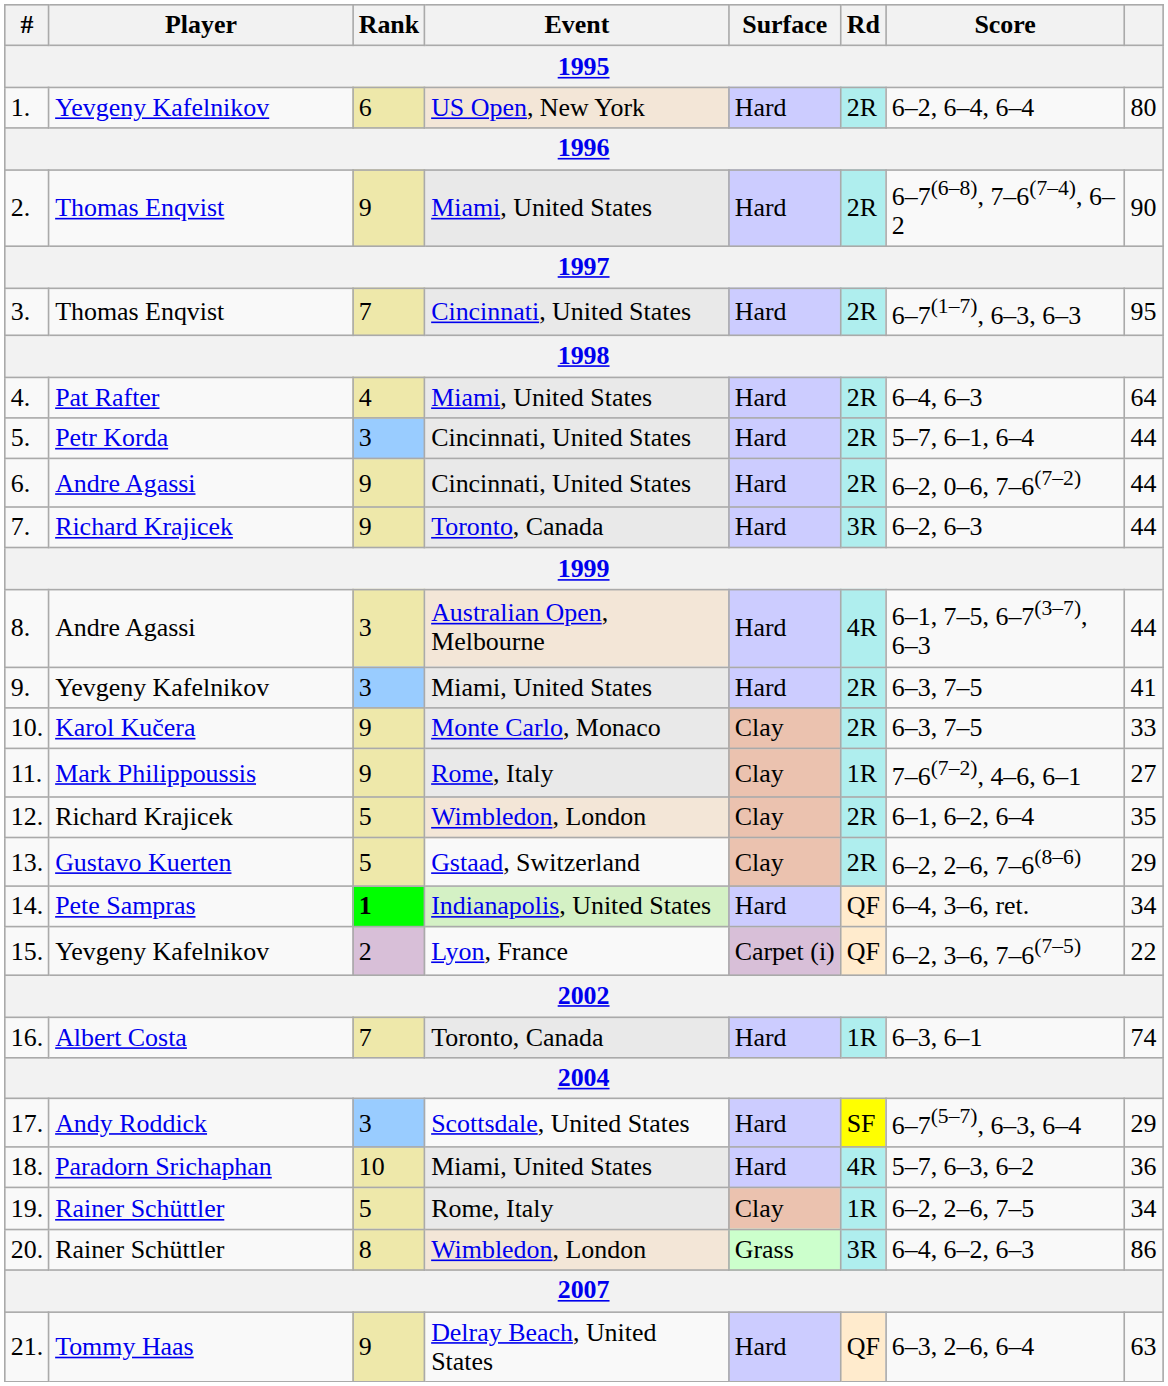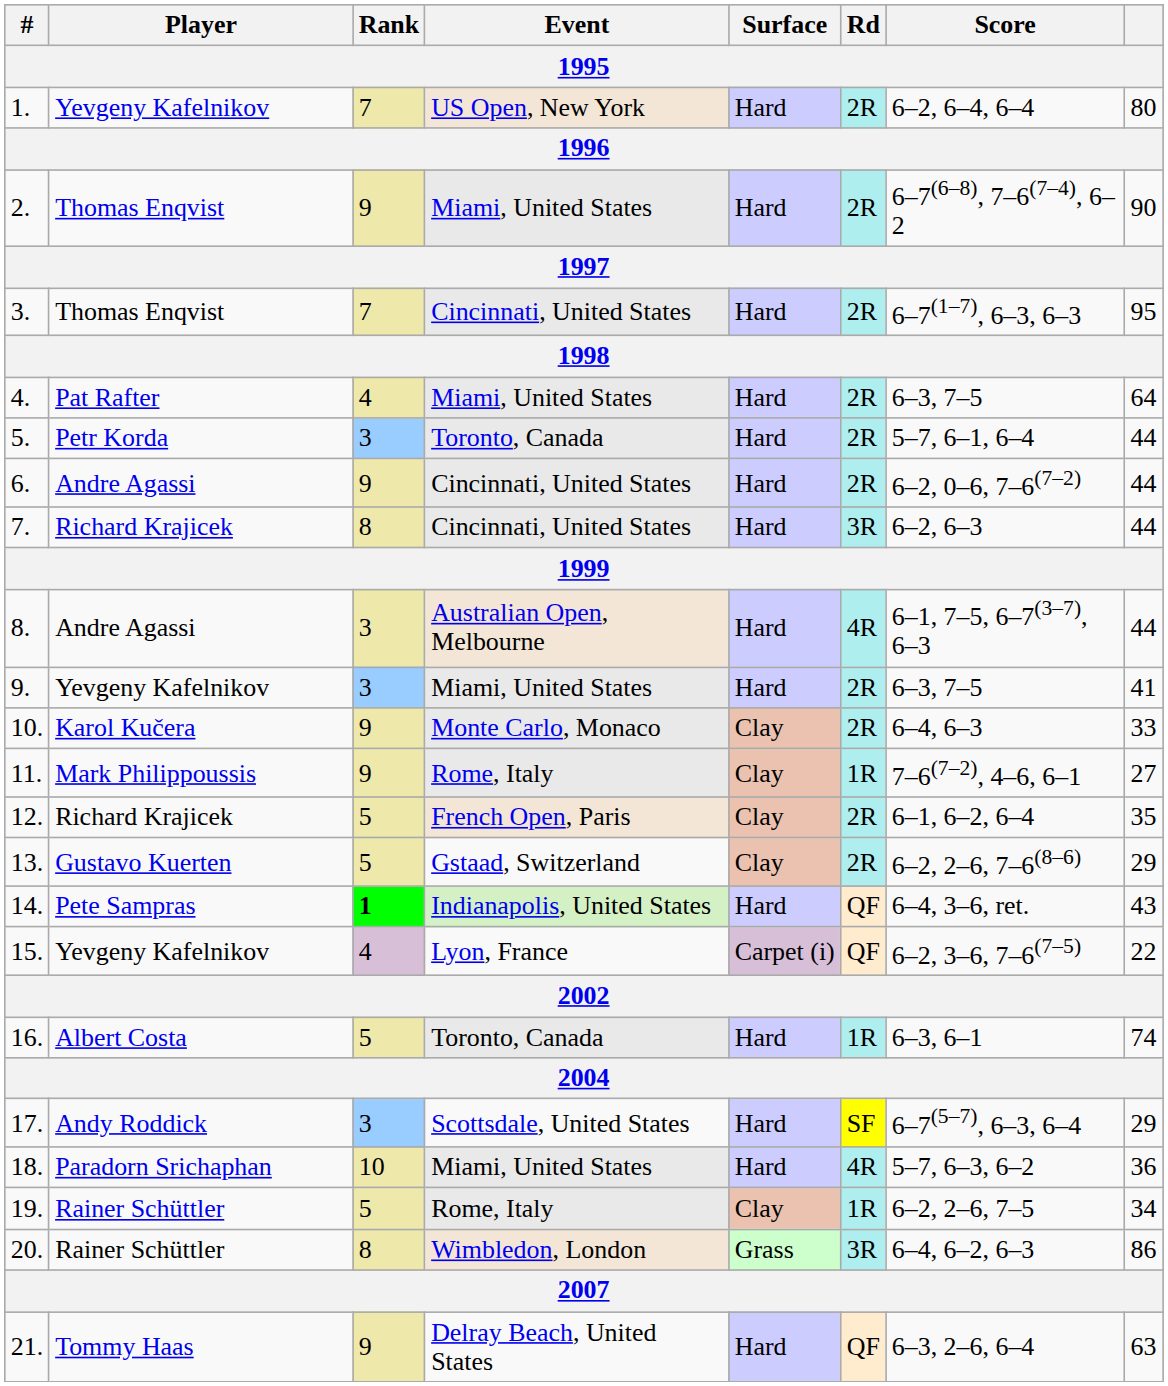(365, 107) 6 -> (365, 107) 7
(937, 397) 6–4, 6–3 -> (937, 397) 6–3, 7–5
(561, 438) Cincinnati, United States -> (517, 438) Toronto, Canada
(365, 527) 9 -> (365, 527) 8
(517, 527) Toronto, Canada -> (561, 527) Cincinnati, United States
(937, 728) 6–3, 7–5 -> (937, 728) 6–4, 6–3
(539, 817) Wimbledon, London -> (531, 817) French Open, Paris
(1143, 906) 34 -> (1143, 906) 43
(365, 951) 2 -> (365, 951) 4
(365, 1036) 7 -> (365, 1036) 5
